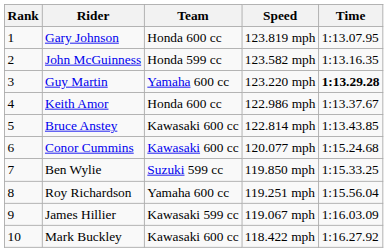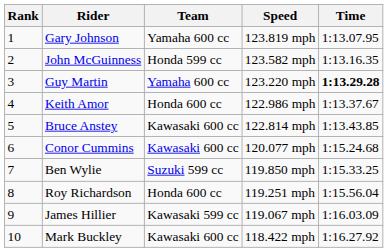(184, 37) Honda 600 cc -> (188, 37) Yamaha 600 cc
(188, 192) Yamaha 600 cc -> (184, 192) Honda 600 cc
